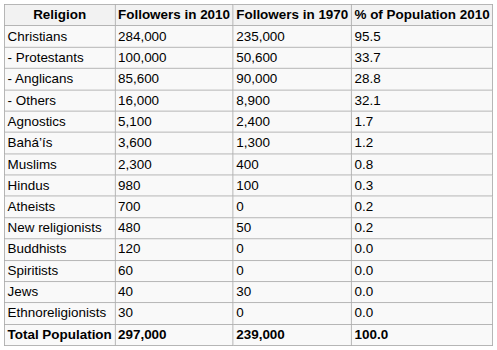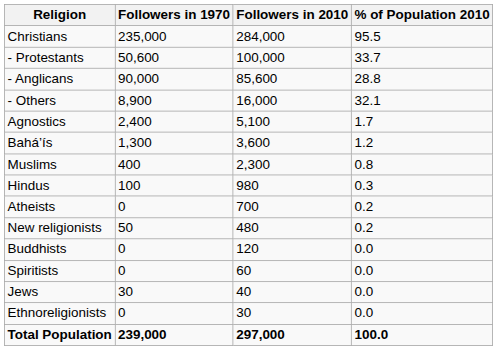columns swapped: (292, 15) <-> (174, 15)
